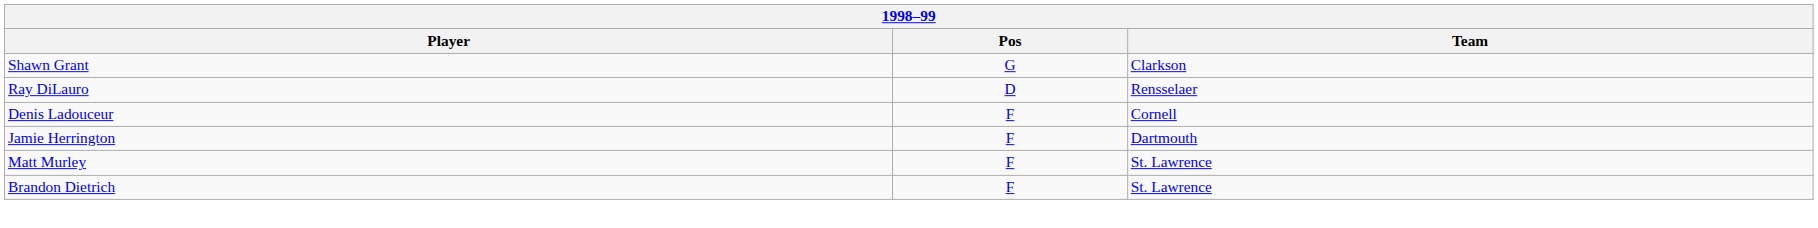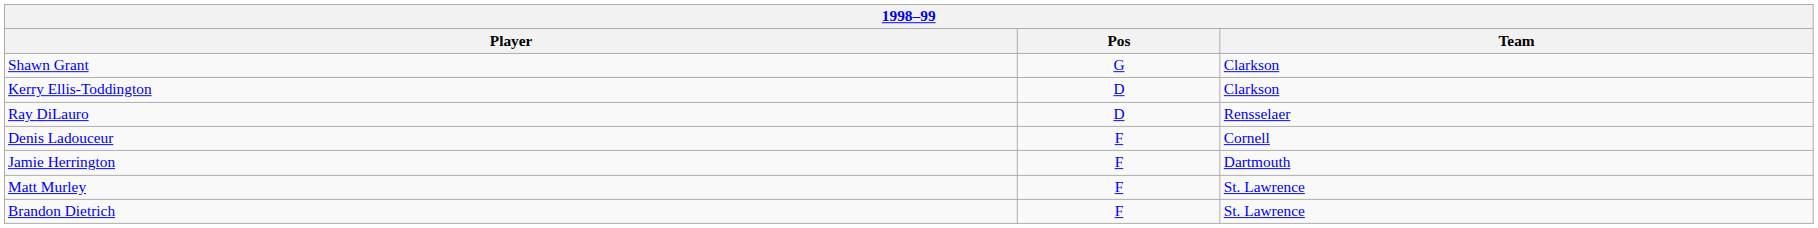+ row: (80, 89)
